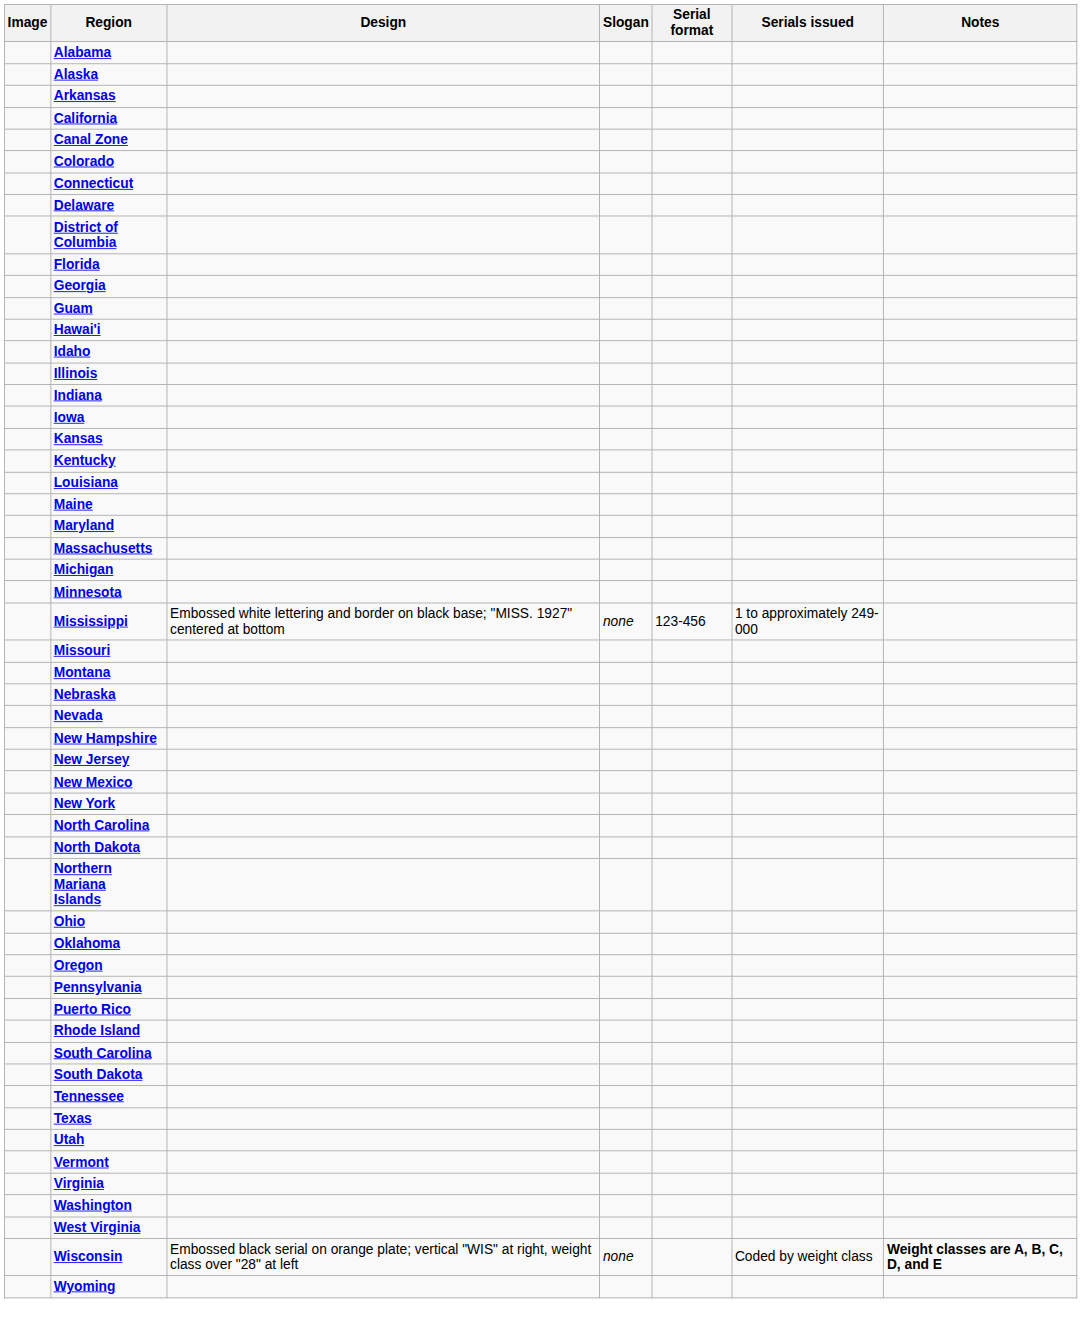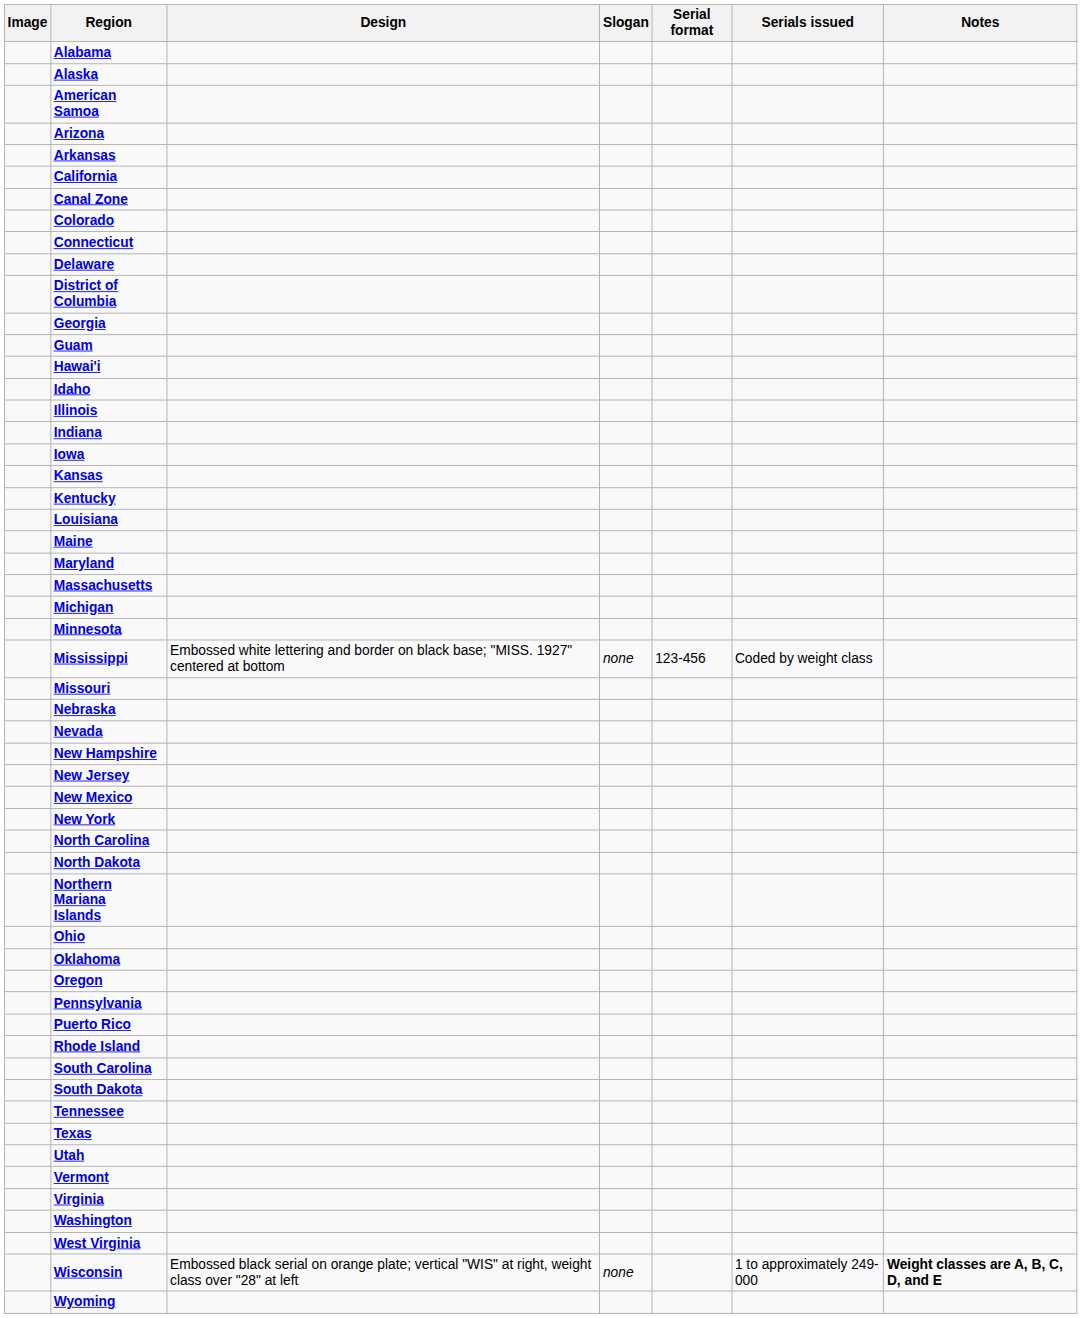+ row: (85, 104)
+ row: (79, 133)
- row: (77, 264)
(807, 621) 1 to approximately 249-000 -> (804, 658) Coded by weight class
- row: (82, 672)
(804, 1257) Coded by weight class -> (807, 1272) 1 to approximately 249-000
